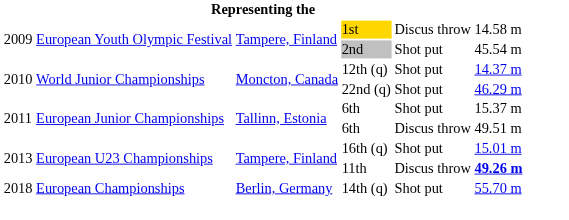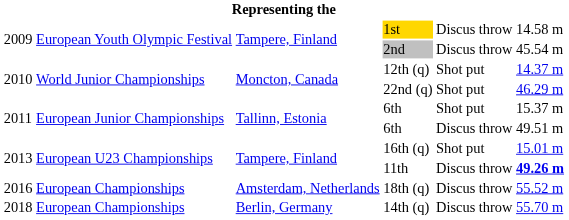(419, 49) Shot put -> (474, 49) Discus throw
+ row: (18, 188)
(419, 188) Shot put -> (474, 207) Discus throw
